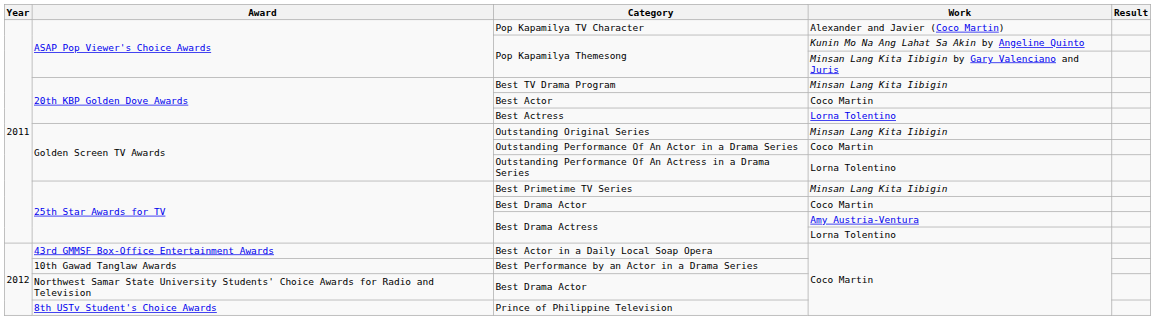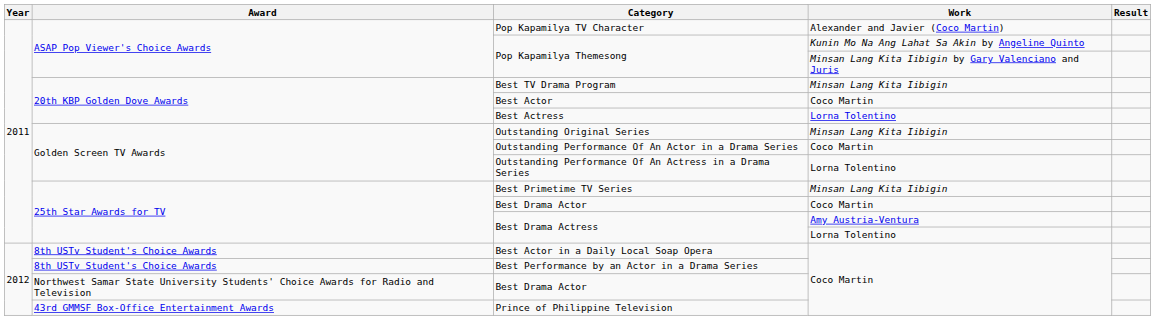(154, 251) 43rd GMMSF Box-Office Entertainment Awards -> (125, 251) 8th USTv Student's Choice Awards
(105, 266) 10th Gawad Tanglaw Awards -> (125, 266) 8th USTv Student's Choice Awards
(125, 308) 8th USTv Student's Choice Awards -> (154, 308) 43rd GMMSF Box-Office Entertainment Awards
